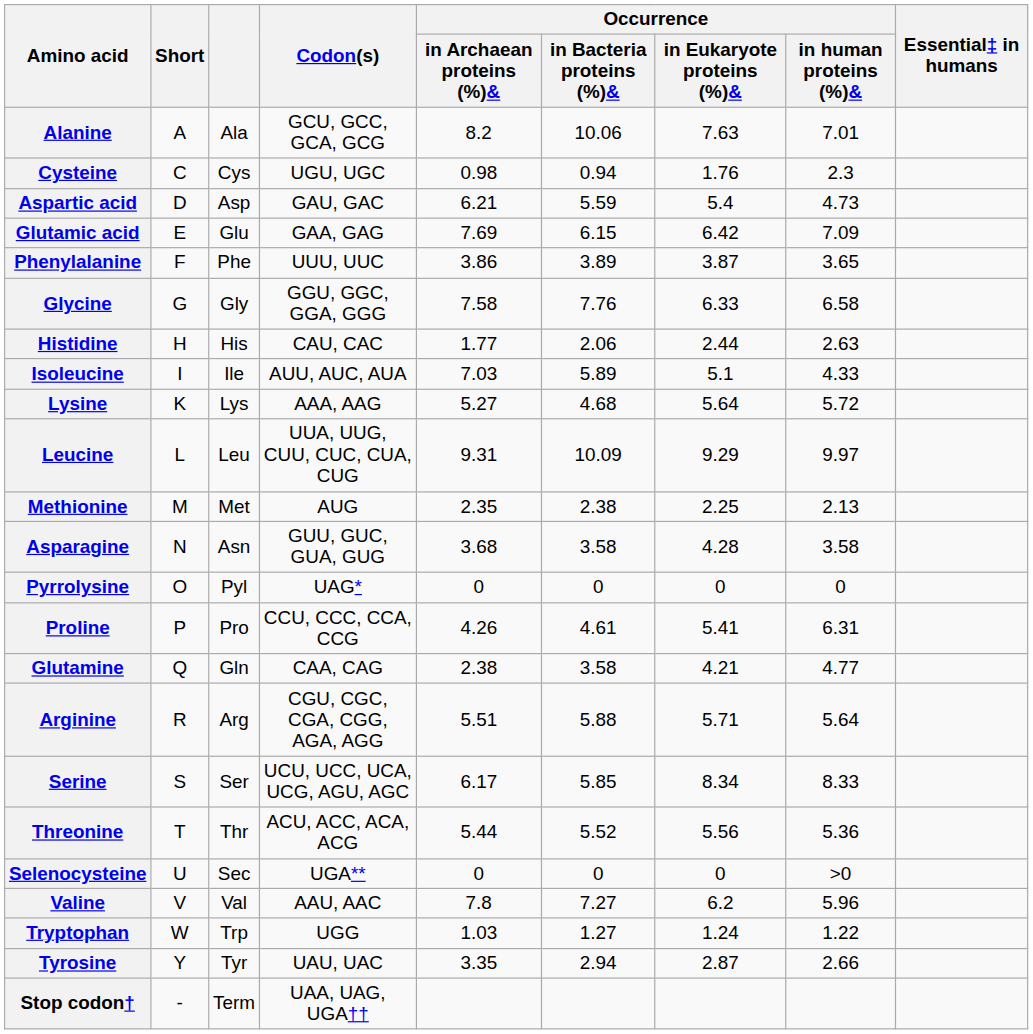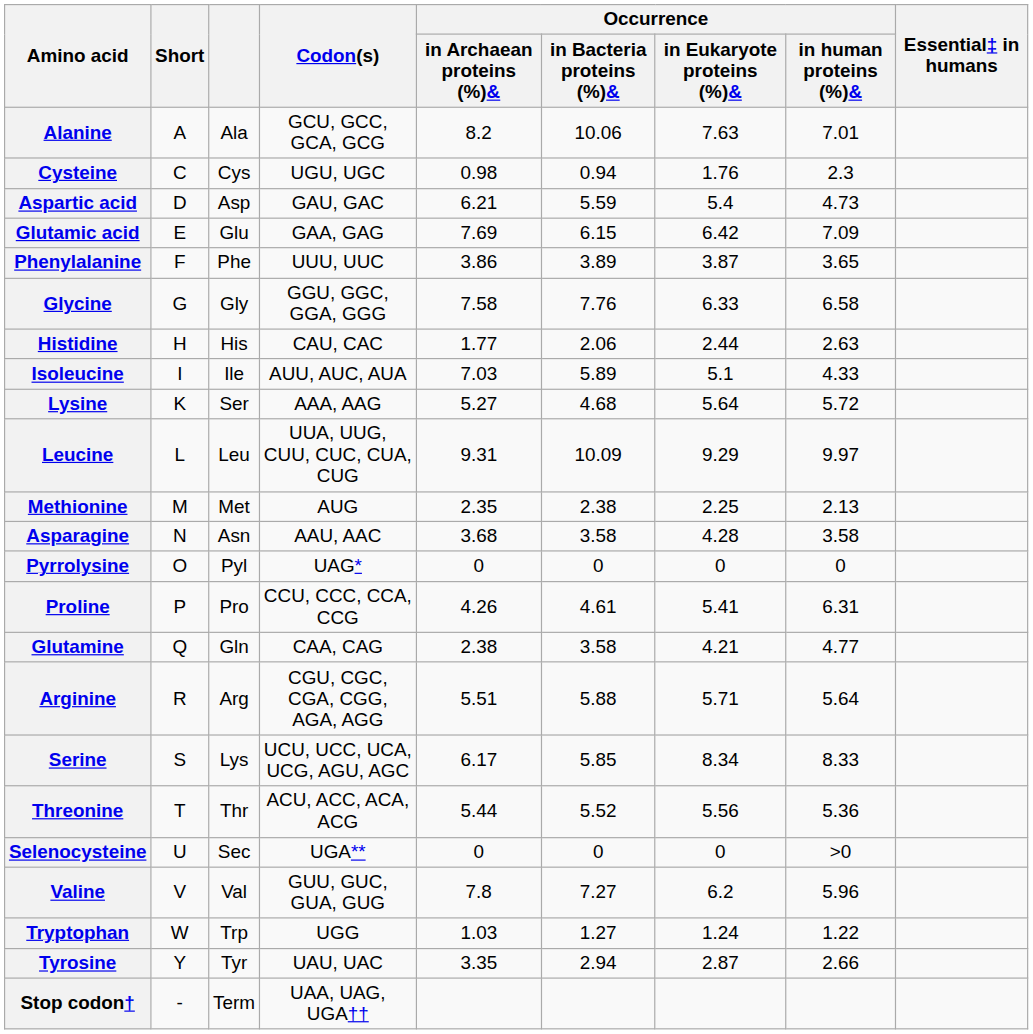(234, 403) Lys -> (234, 403) Ser
(338, 546) GUU, GUC, GUA, GUG -> (338, 536) AAU, AAC
(234, 781) Ser -> (234, 760) Lys
(338, 903) AAU, AAC -> (338, 892) GUU, GUC, GUA, GUG
